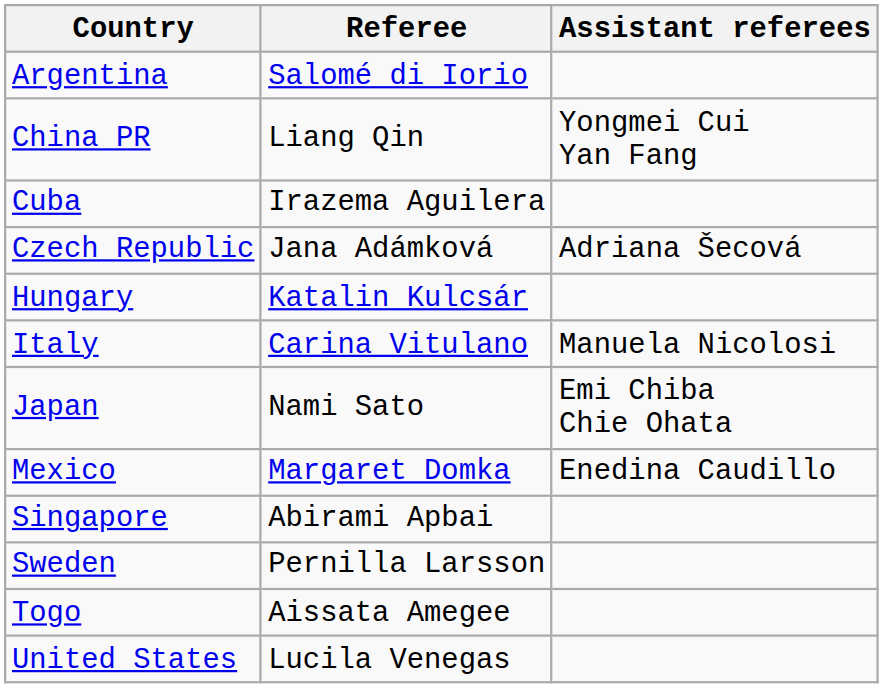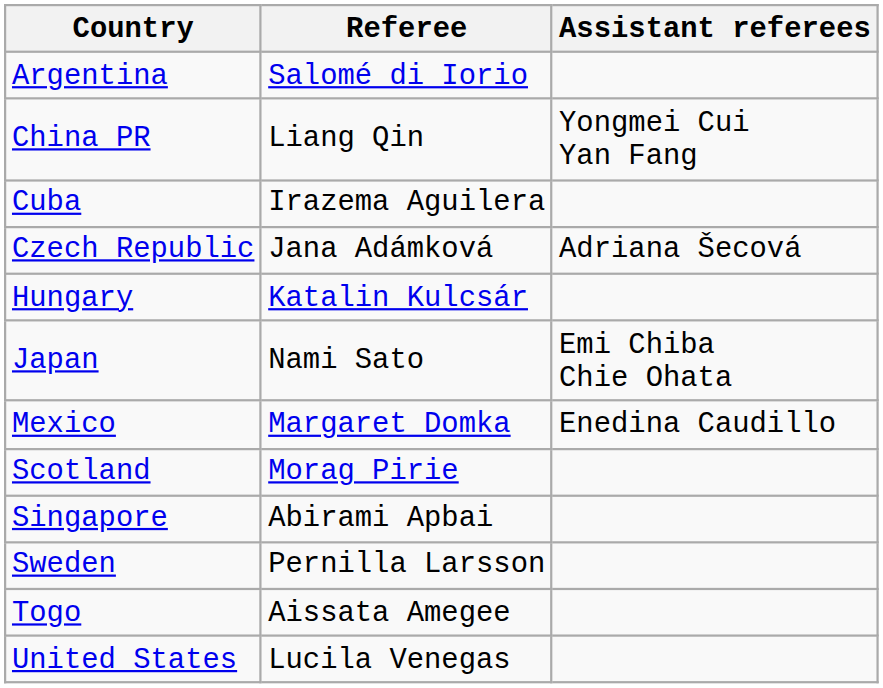- row: (55, 344)
+ row: (81, 472)
